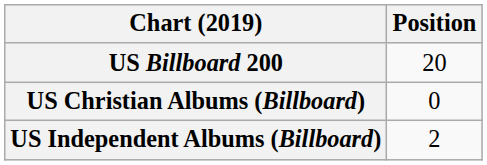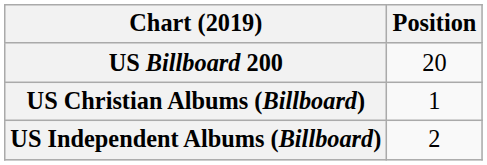(434, 100) 0 -> (434, 100) 1
